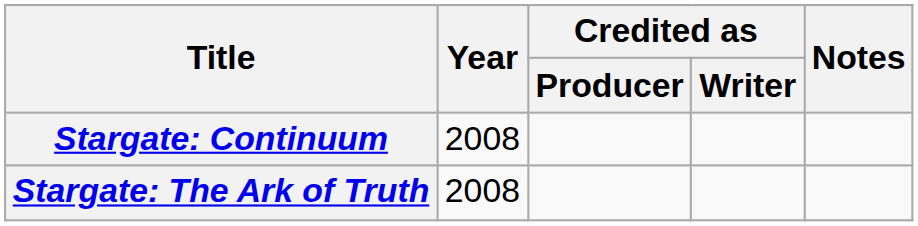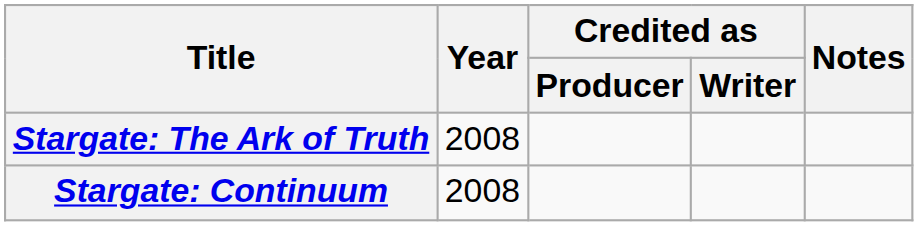rows swapped: (221, 191) <-> (221, 138)
